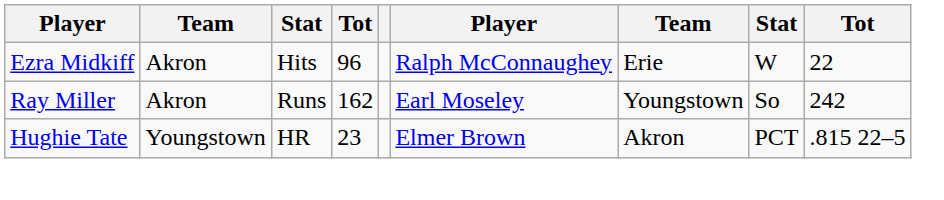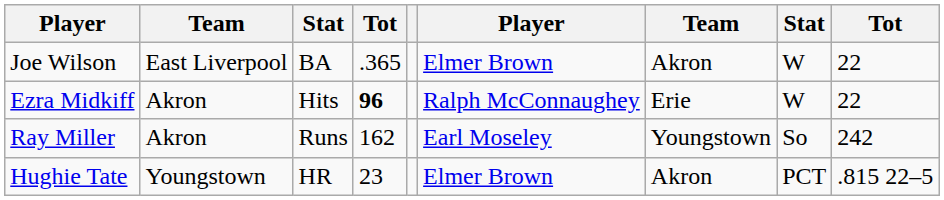+ row: (63, 61)
(349, 61) normal -> (371, 99) bold
